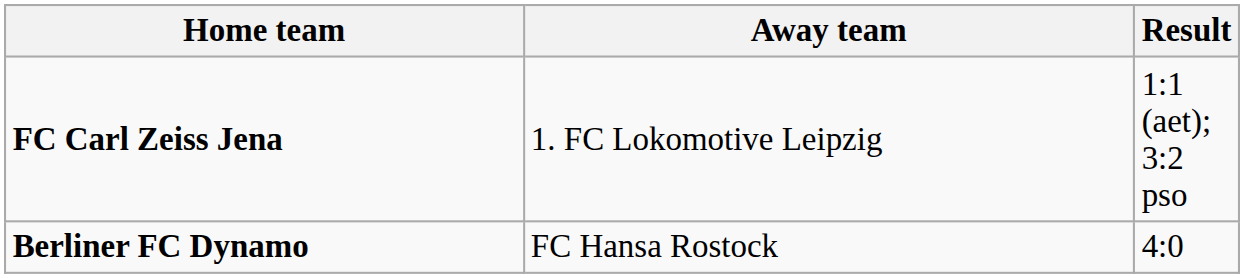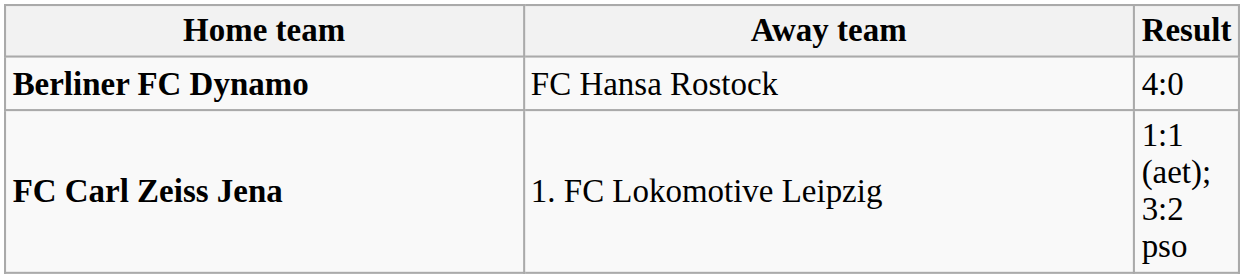rows swapped: (148, 138) <-> (161, 246)
